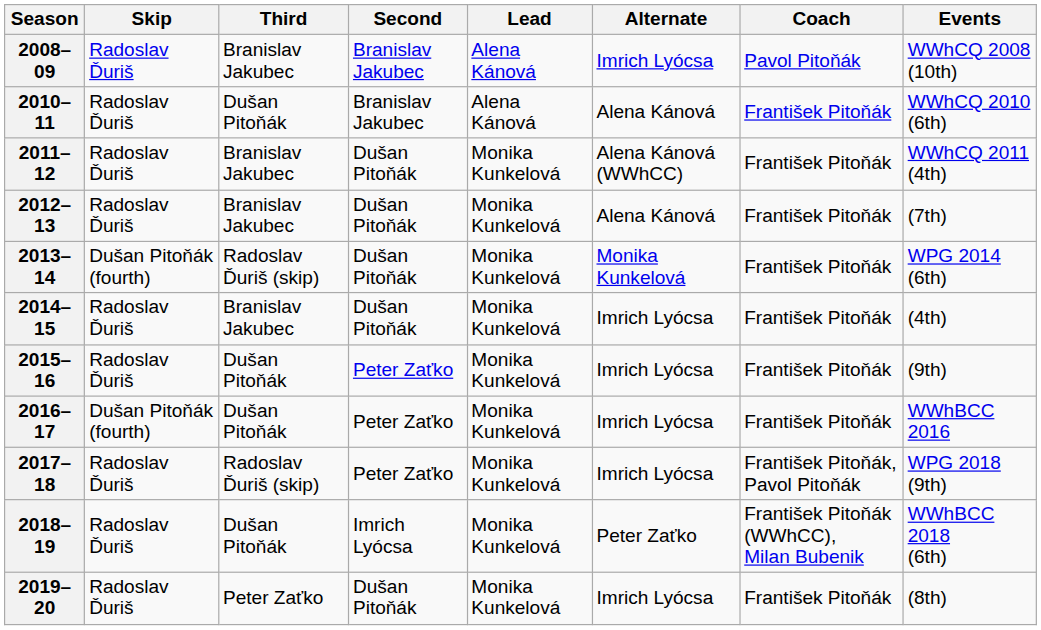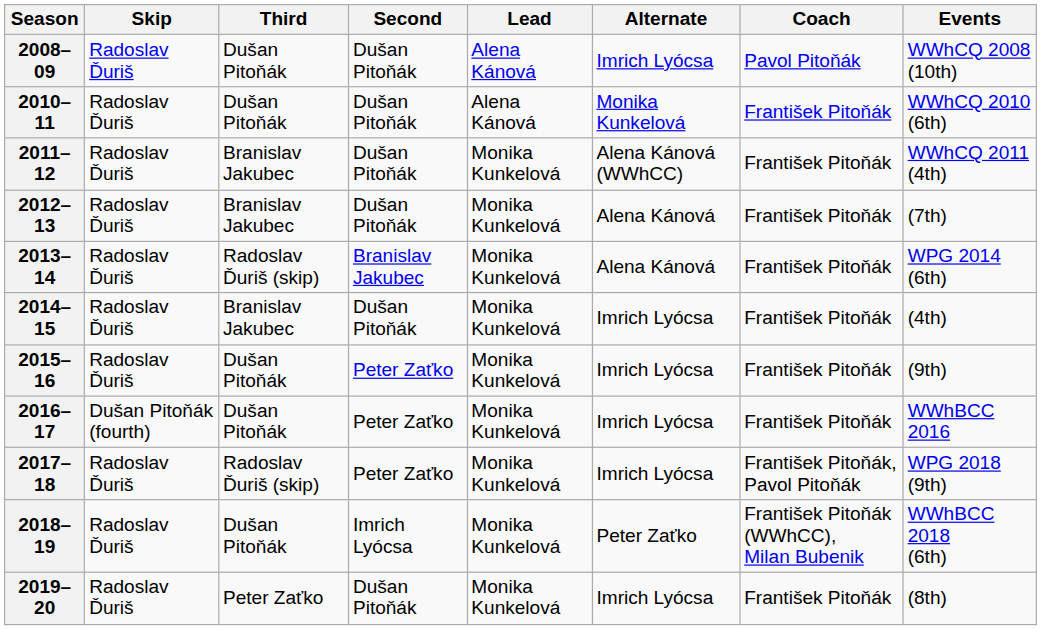(262, 60) Branislav Jakubec -> (255, 60) Dušan Pitoňák
(392, 60) Branislav Jakubec -> (385, 60) Dušan Pitoňák
(392, 112) Branislav Jakubec -> (385, 112) Dušan Pitoňák
(656, 112) Alena Kánová -> (641, 112) Monika Kunkelová
(151, 266) Dušan Pitoňák (fourth) -> (129, 266) Radoslav Ďuriš
(385, 266) Dušan Pitoňák -> (392, 266) Branislav Jakubec
(641, 266) Monika Kunkelová -> (656, 266) Alena Kánová
